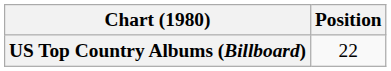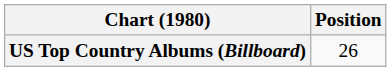(348, 50) 22 -> (348, 50) 26
